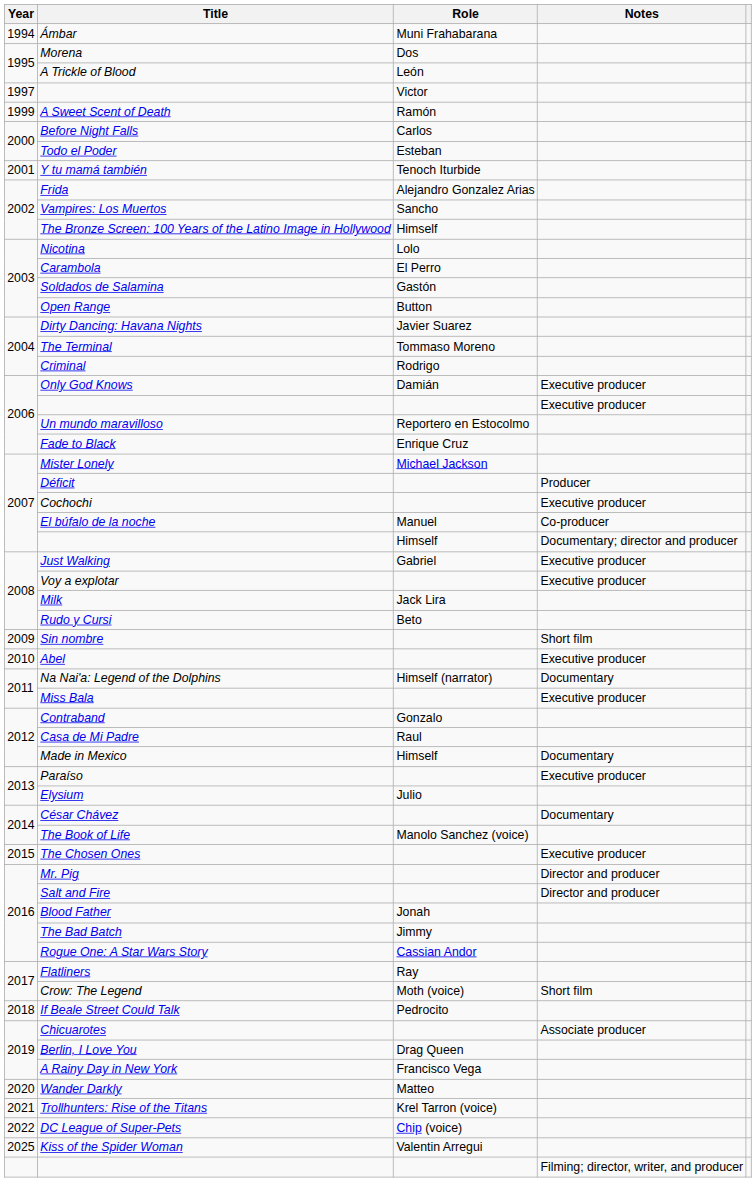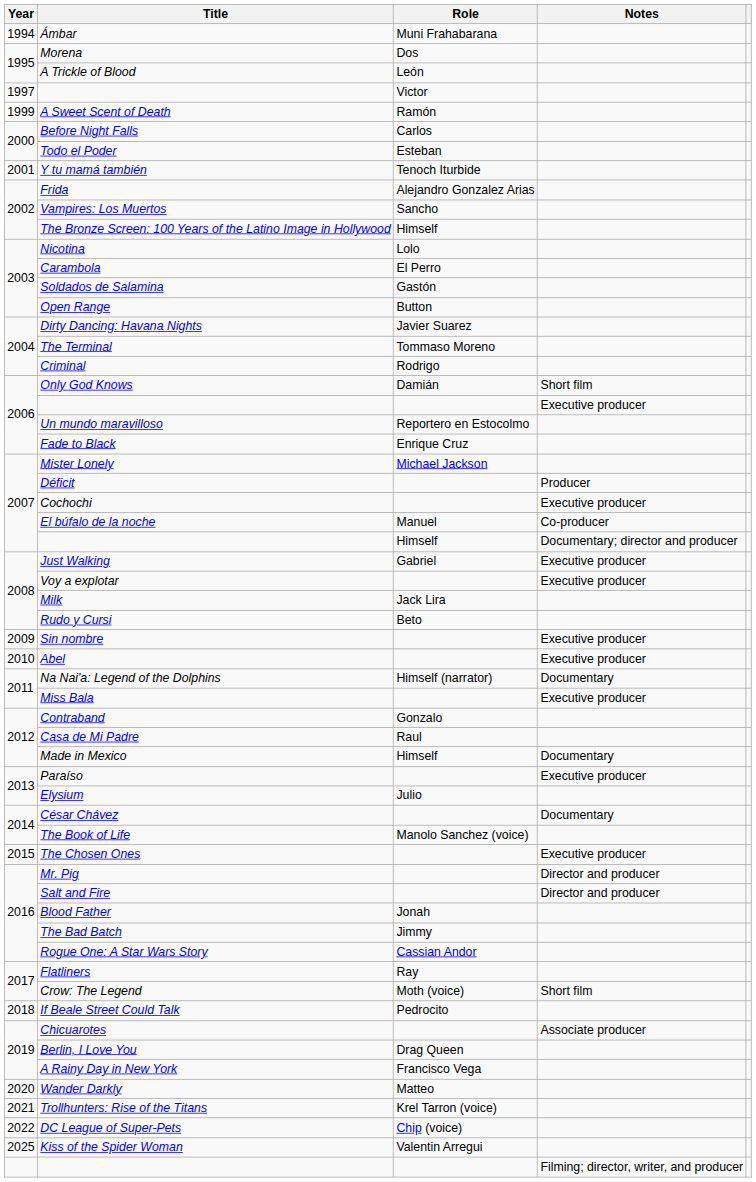(593, 385) Executive producer -> (566, 385) Short film
(566, 639) Short film -> (593, 639) Executive producer
